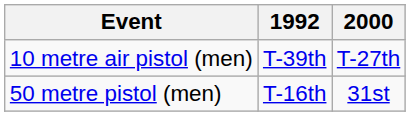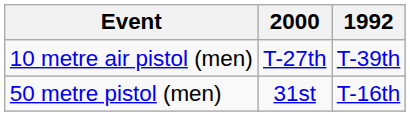columns swapped: (295, 22) <-> (369, 22)
